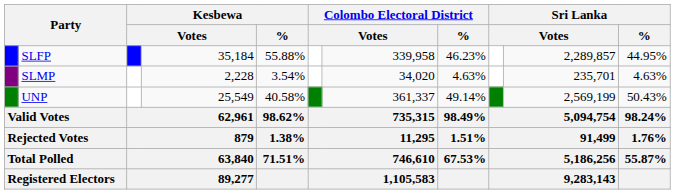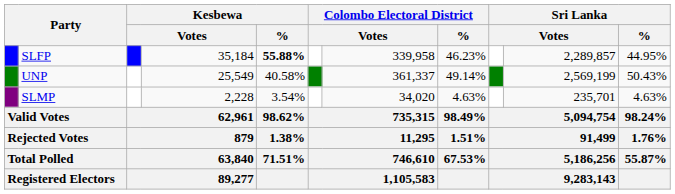(285, 55) normal -> (284, 55) bold
rows swapped: (34, 96) <-> (38, 76)
